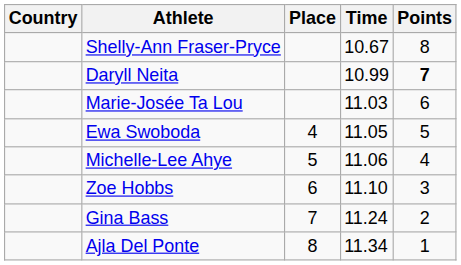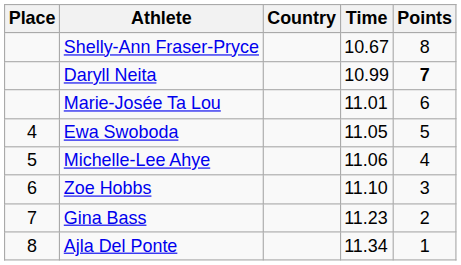columns swapped: (313, 18) <-> (43, 18)
(366, 103) 11.03 -> (366, 103) 11.01
(366, 217) 11.24 -> (366, 217) 11.23
